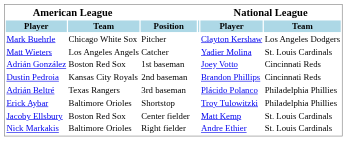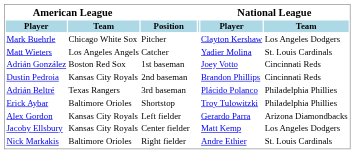+ row: (29, 116)
(97, 116) Boston Red Sox -> (103, 128) Kansas City Royals
(298, 116) St. Louis Cardinals -> (302, 128) Los Angeles Dodgers
